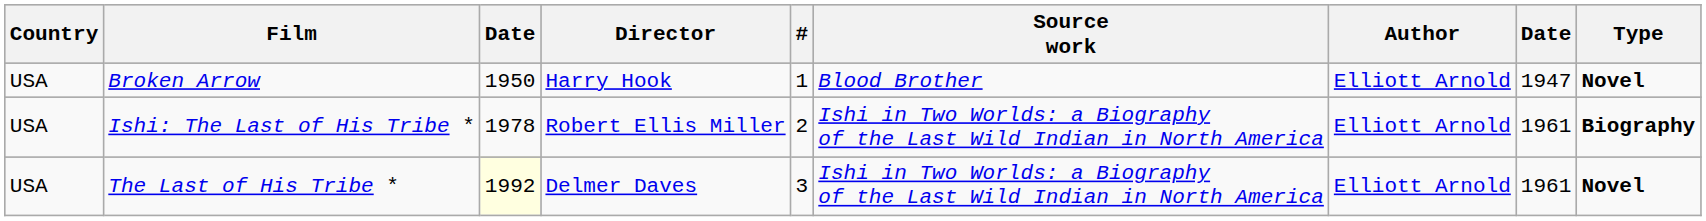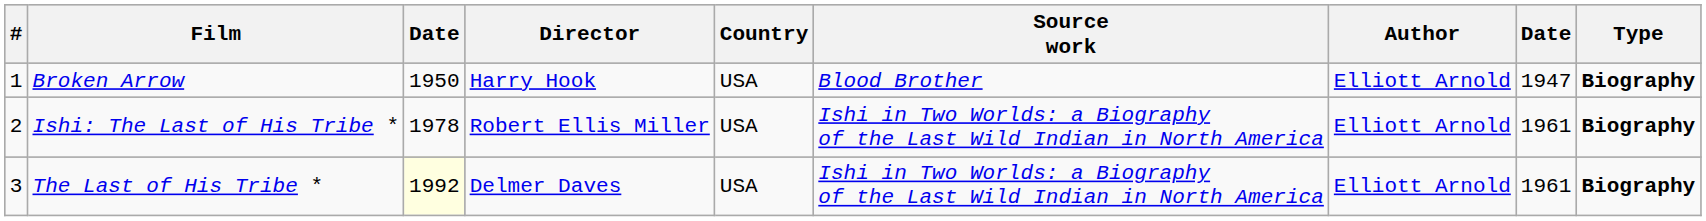columns swapped: (802, 34) <-> (54, 34)
(1613, 81) Novel -> (1638, 81) Biography
(1613, 186) Novel -> (1638, 186) Biography
